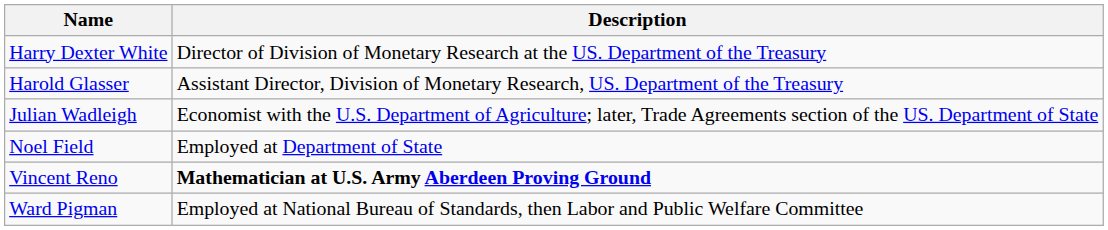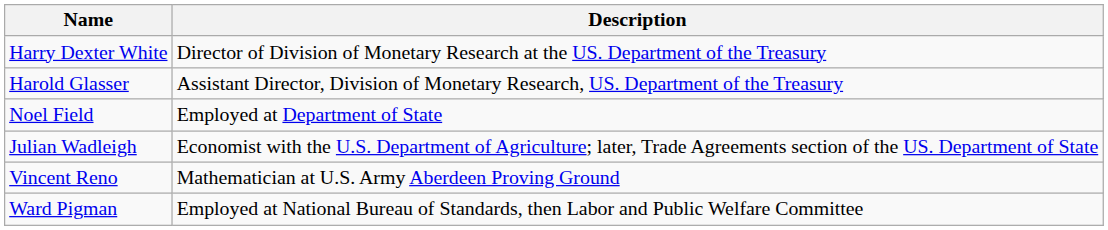rows swapped: (51, 146) <-> (73, 114)
(414, 177) bold -> (398, 177) normal
